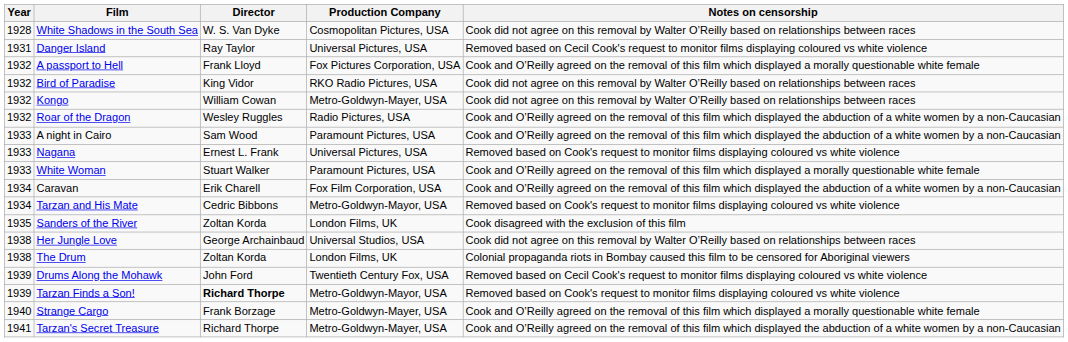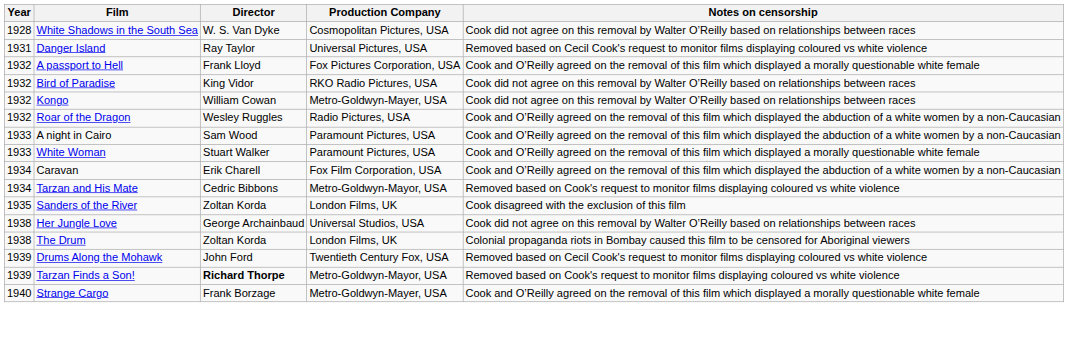- row: (56, 153)
- row: (98, 328)
